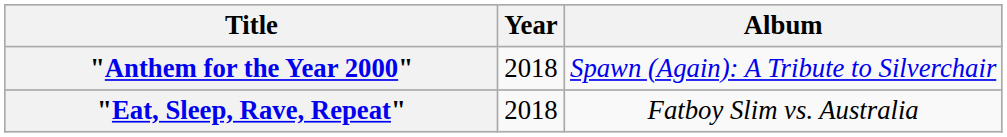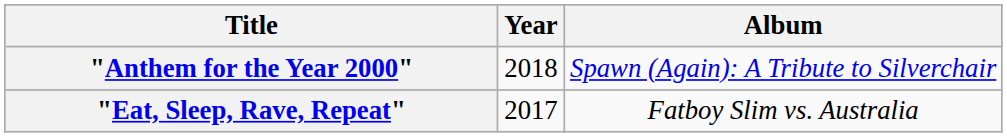(531, 110) 2018 -> (531, 110) 2017
